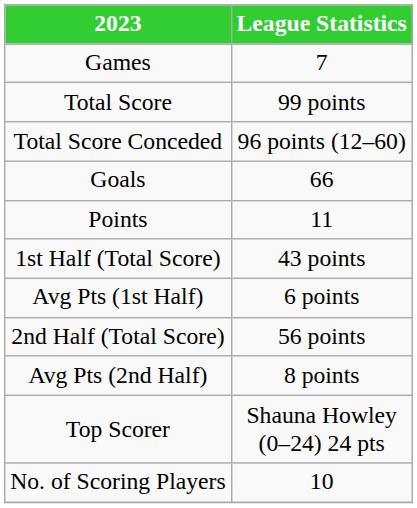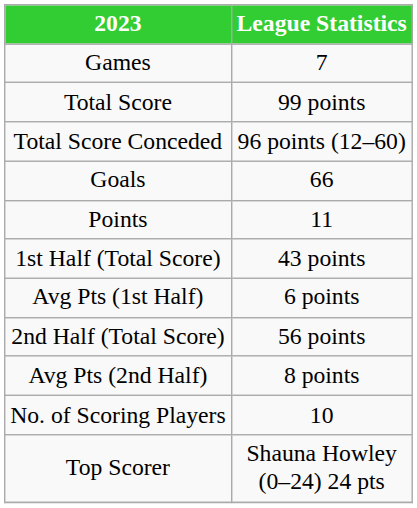rows swapped: (118, 481) <-> (118, 428)
